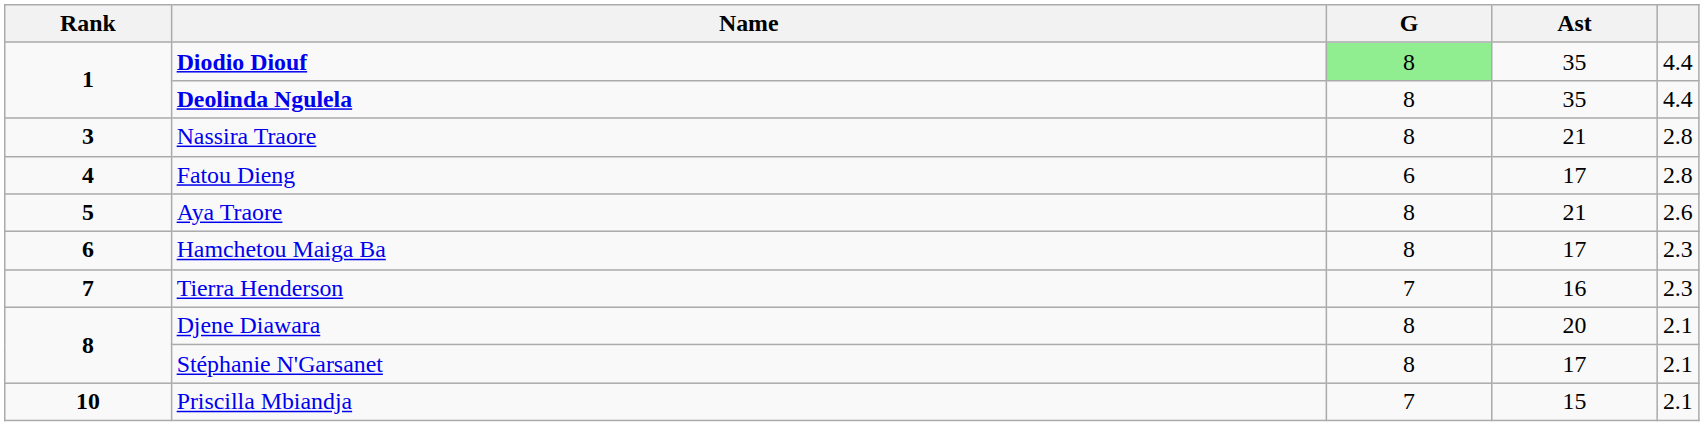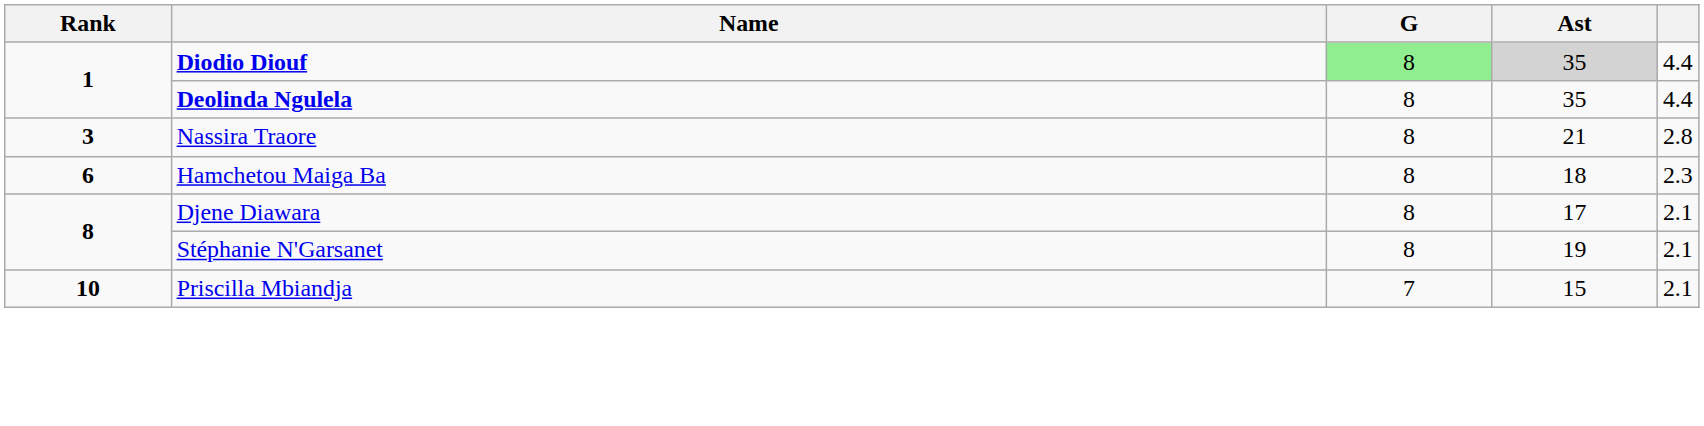(1575, 61) no background -> (1575, 61) lightgrey background
- row: (236, 174)
- row: (230, 212)
(1575, 250) 17 -> (1575, 174) 18
- row: (260, 288)
(1575, 325) 20 -> (1575, 212) 17
(1575, 363) 17 -> (1575, 250) 19
